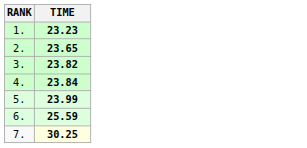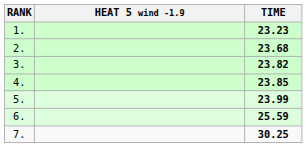+ column: (140, 13)
(62, 47) 23.65 -> (273, 47) 23.68
(62, 82) 23.84 -> (273, 82) 23.85
(62, 134) lightyellow background -> (273, 134) no background
